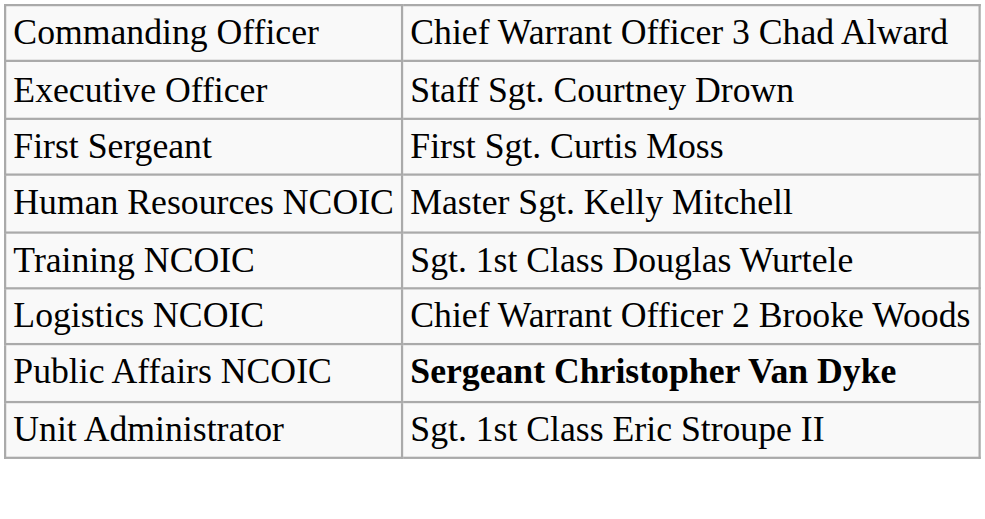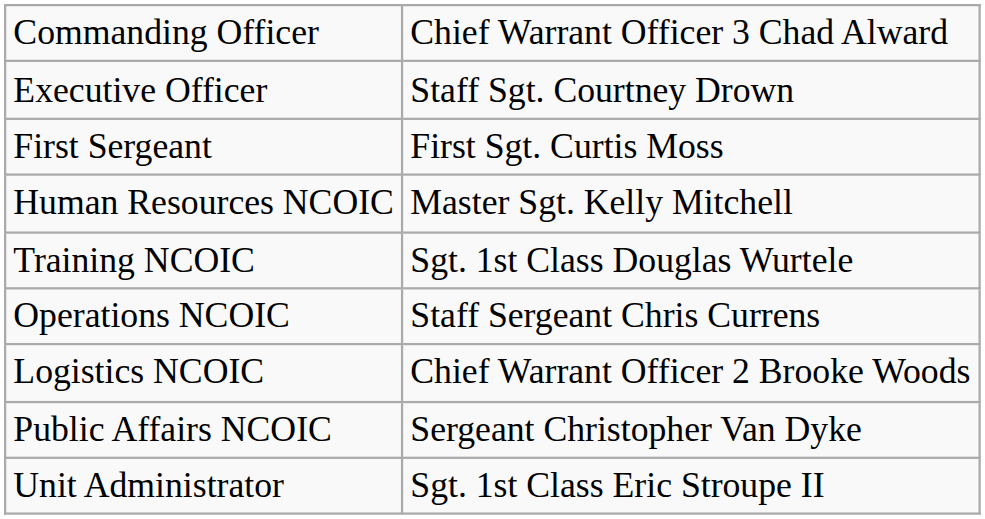+ row: (152, 315)
(653, 372) bold -> (636, 428) normal
